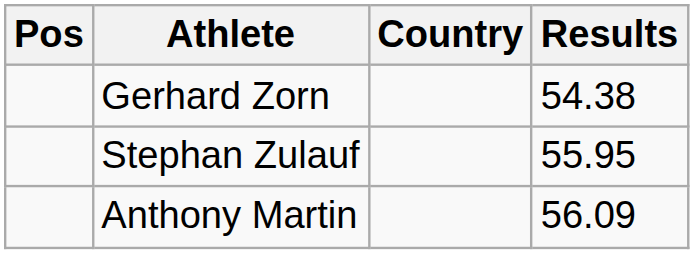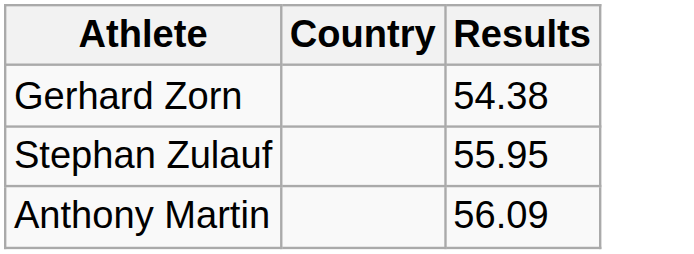- column: (49, 34)
